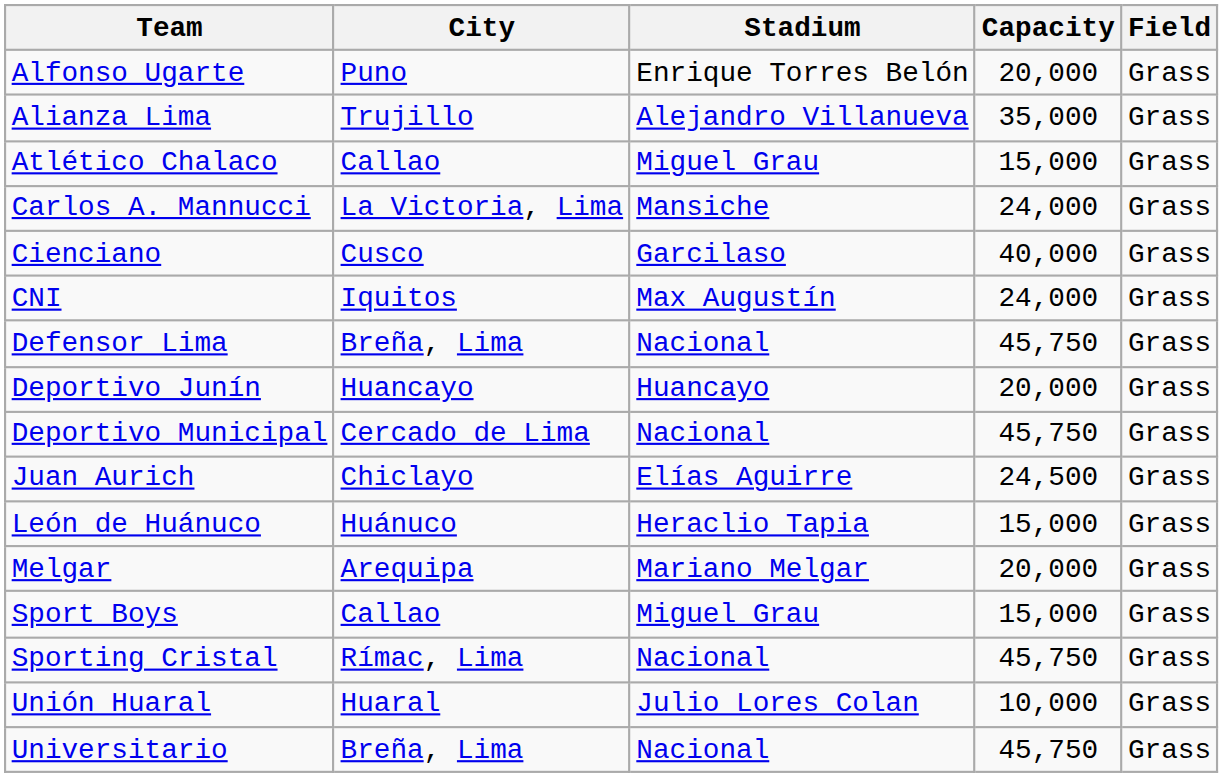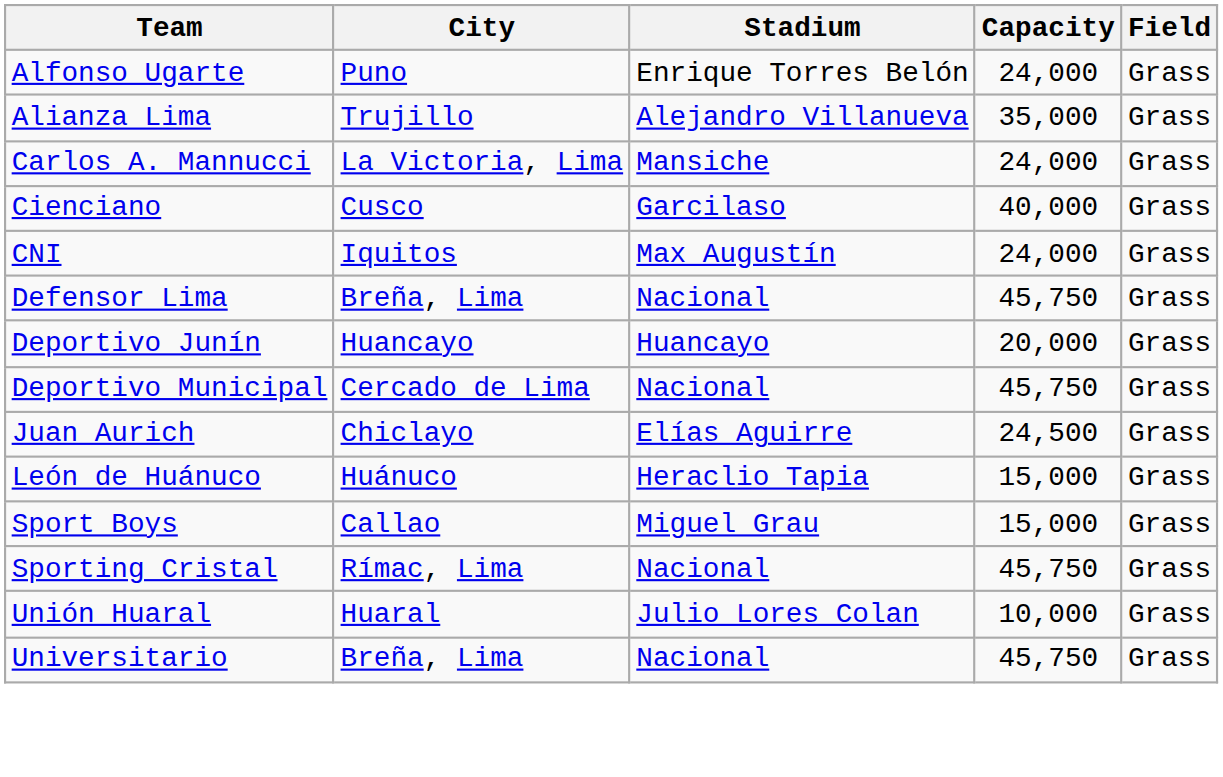(1048, 73) 20,000 -> (1048, 73) 24,000
- row: (145, 163)
- row: (62, 569)
